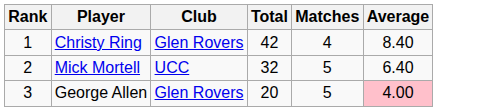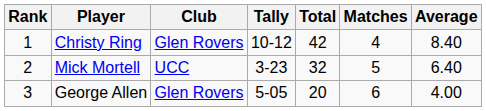+ column: (271, 17)
(327, 93) 5 -> (376, 93) 6
(398, 93) pink background -> (446, 93) no background
